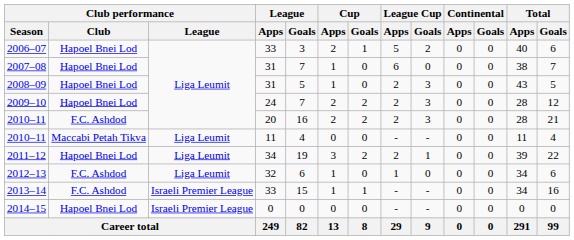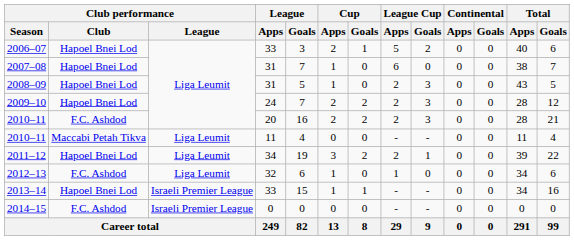(99, 191) F.C. Ashdod -> (99, 191) Hapoel Bnei Lod
(99, 208) Hapoel Bnei Lod -> (99, 208) F.C. Ashdod
